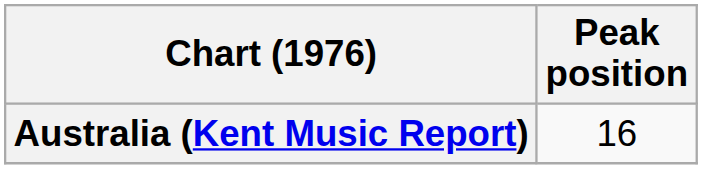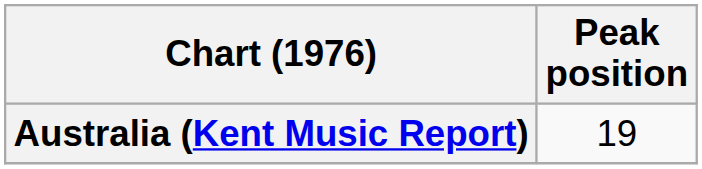(617, 132) 16 -> (617, 132) 19
